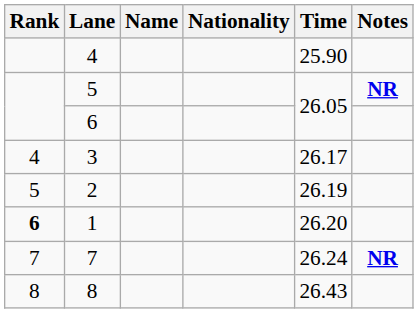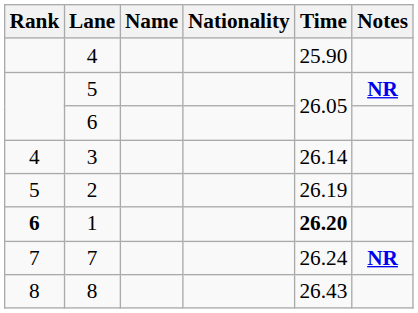(323, 156) 26.17 -> (323, 156) 26.14
(323, 223) normal -> (323, 223) bold
